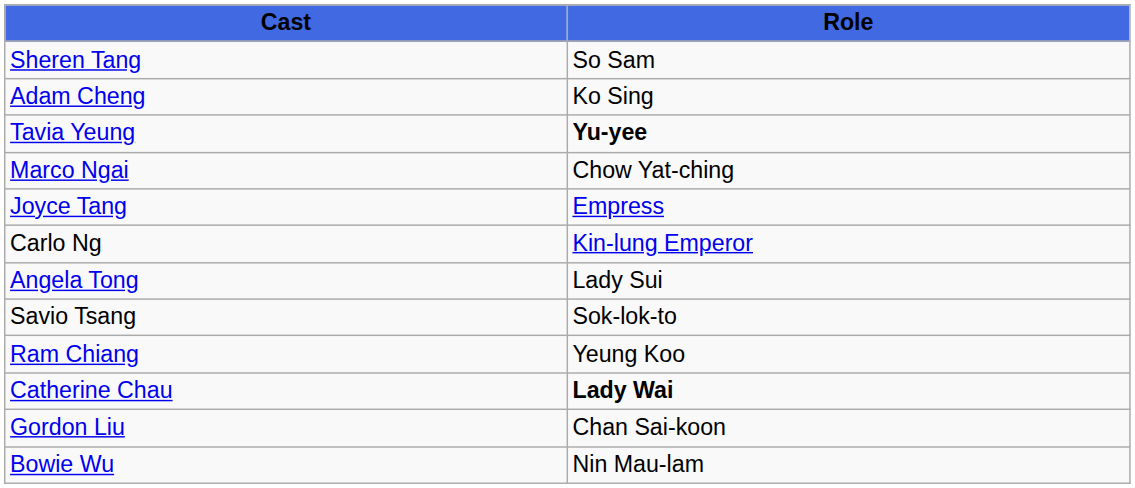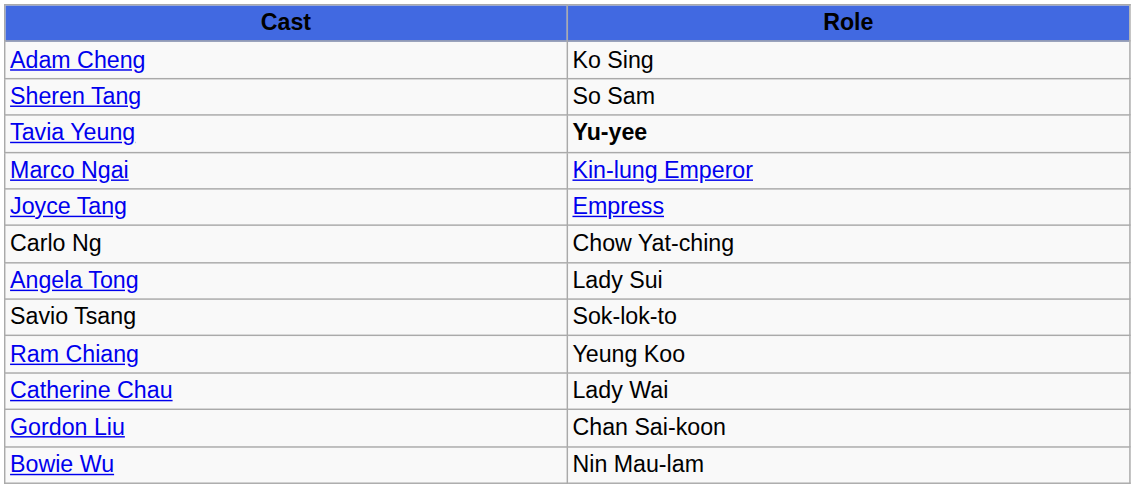rows swapped: (78, 96) <-> (76, 59)
(653, 170) Chow Yat-ching -> (663, 170) Kin-lung Emperor
(663, 243) Kin-lung Emperor -> (653, 243) Chow Yat-ching
(623, 390) bold -> (620, 390) normal
